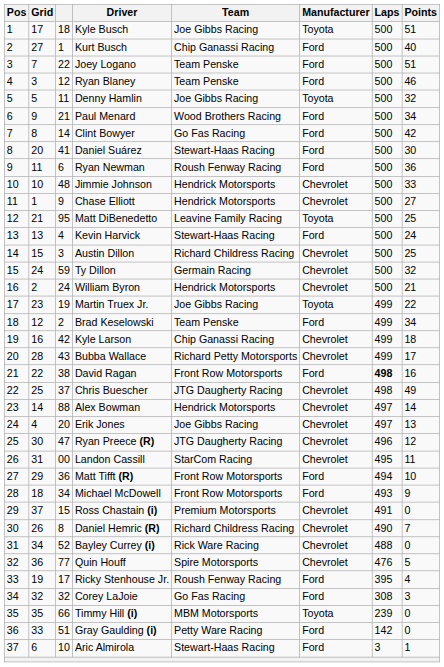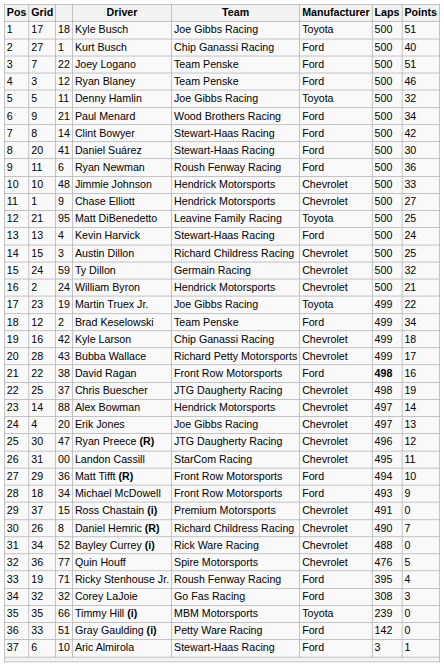(210, 132) Go Fas Racing -> (224, 132) Stewart-Haas Racing
(410, 390) 49 -> (410, 390) 19
(64, 579) 17 -> (64, 579) 71
